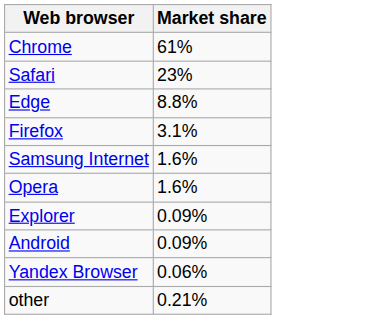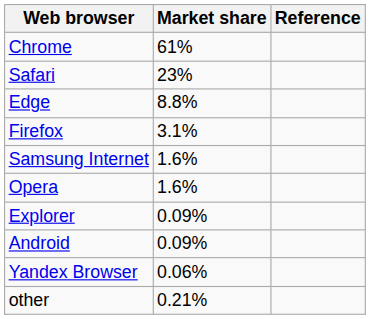+ column: (318, 18)
